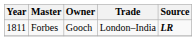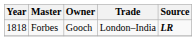(16, 28) 1811 -> (17, 28) 1818
